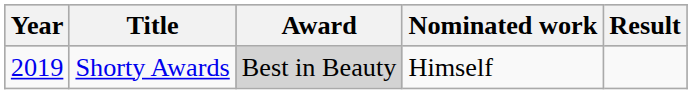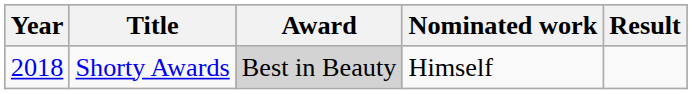(37, 66) 2019 -> (37, 66) 2018
